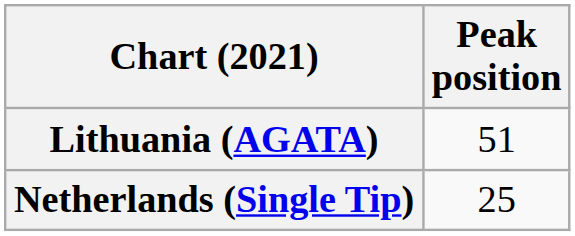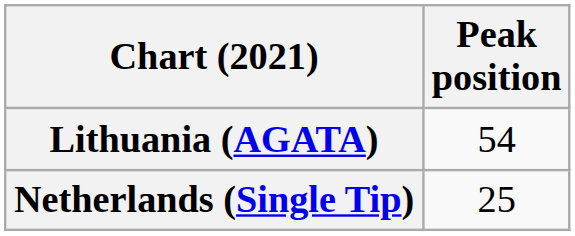(497, 138) 51 -> (497, 138) 54
